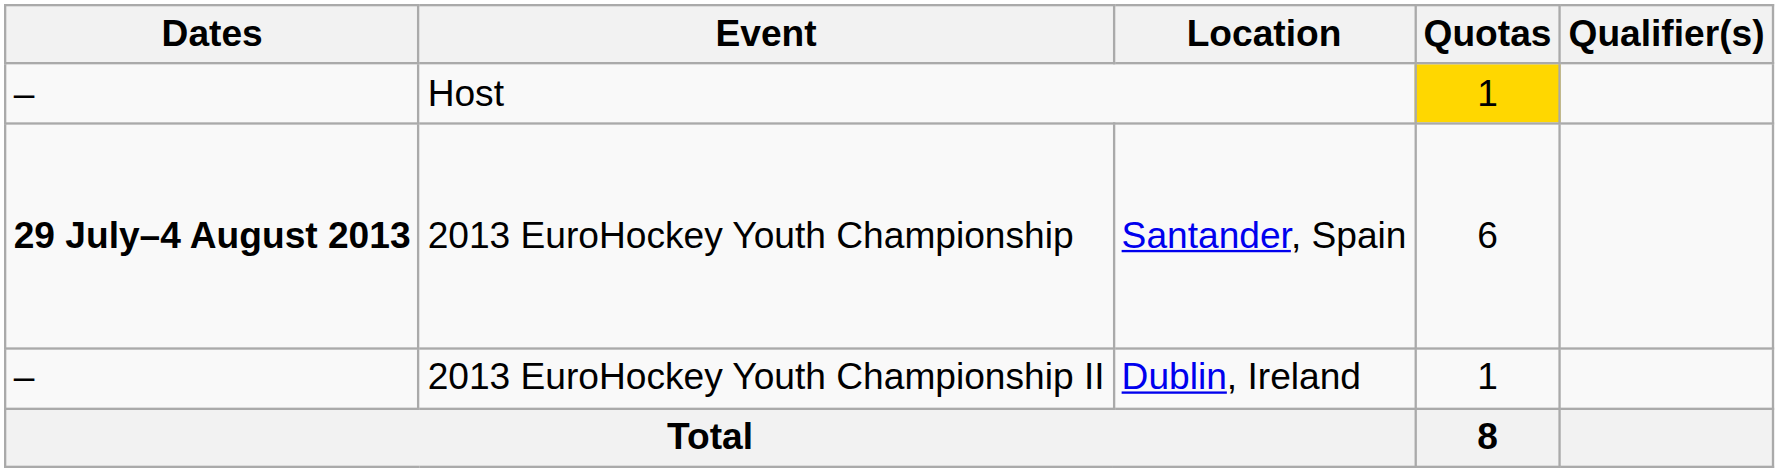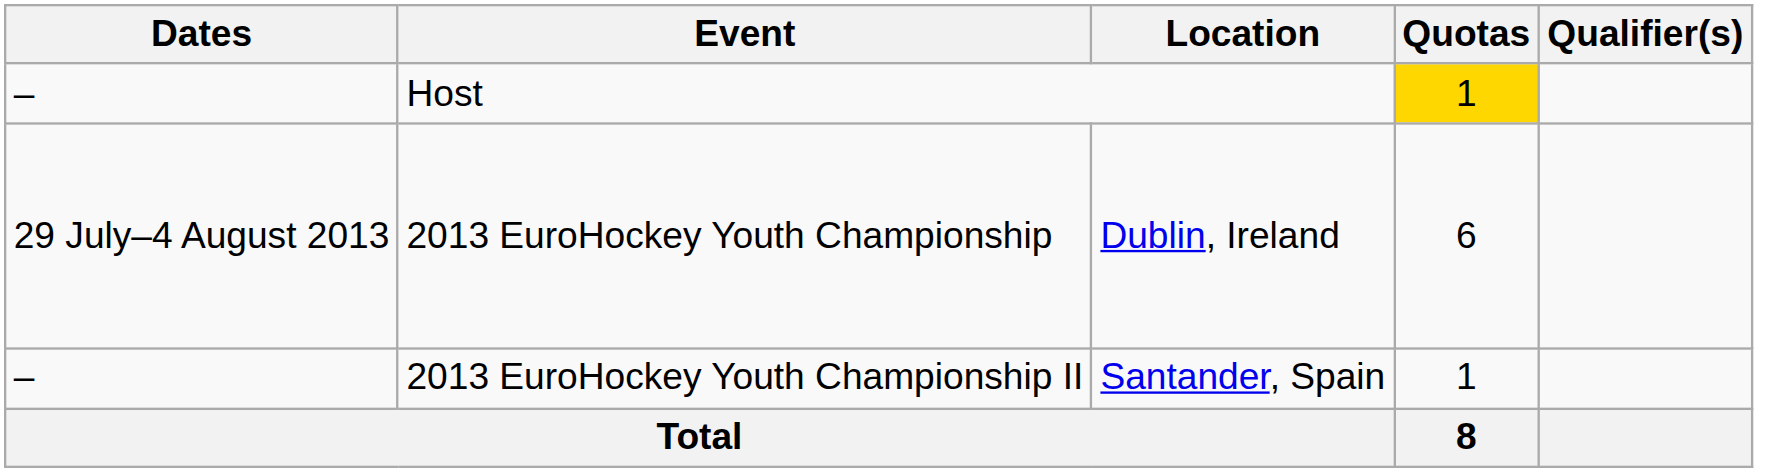(212, 235) bold -> (202, 235) normal
(1264, 235) Santander, Spain -> (1220, 235) Dublin, Ireland
(1241, 377) Dublin, Ireland -> (1243, 377) Santander, Spain
